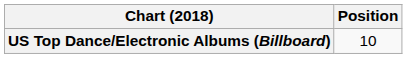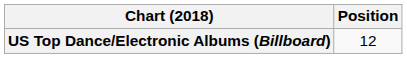(368, 41) 10 -> (368, 41) 12
